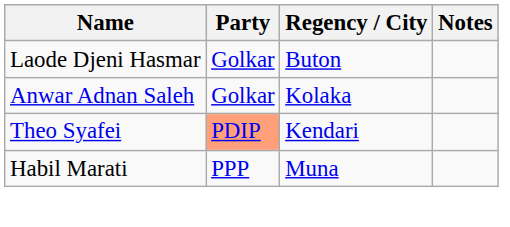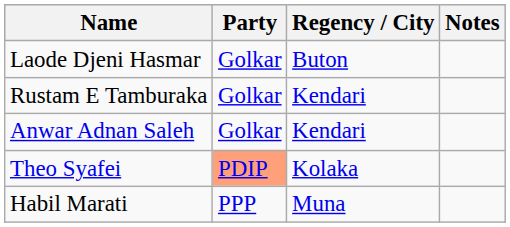+ row: (109, 95)
(318, 95) Kolaka -> (329, 131) Kendari
(322, 131) Kendari -> (325, 167) Kolaka
